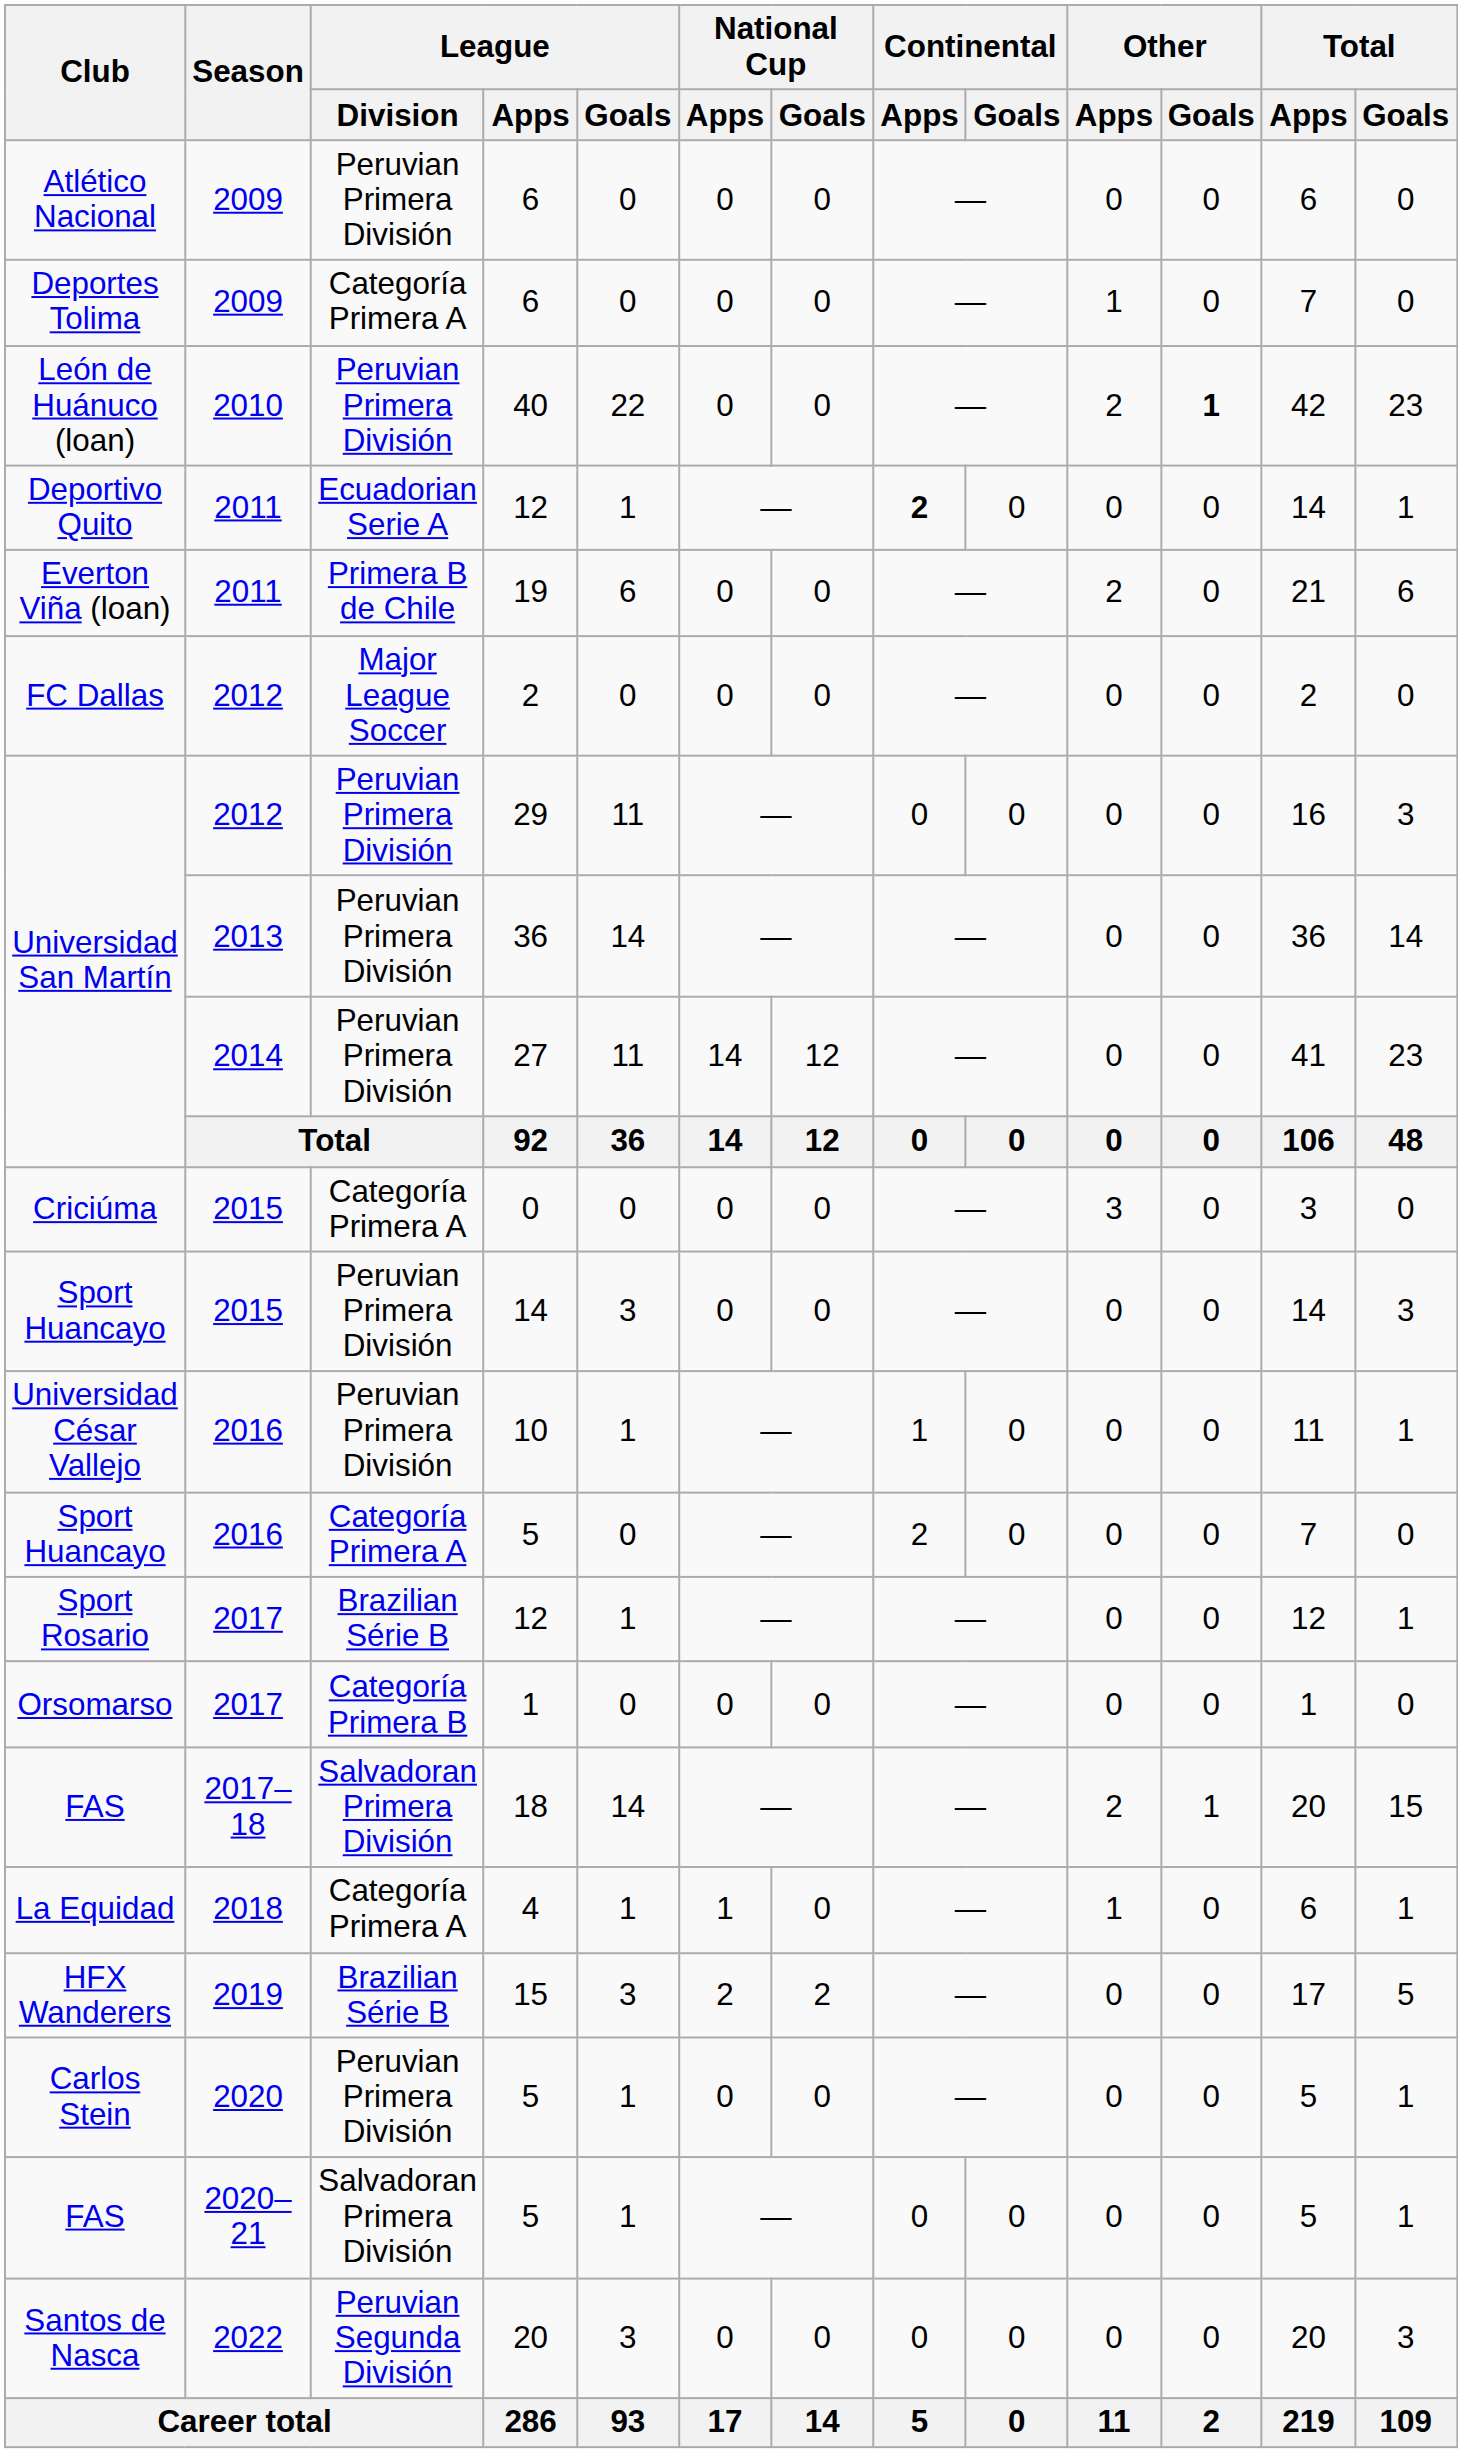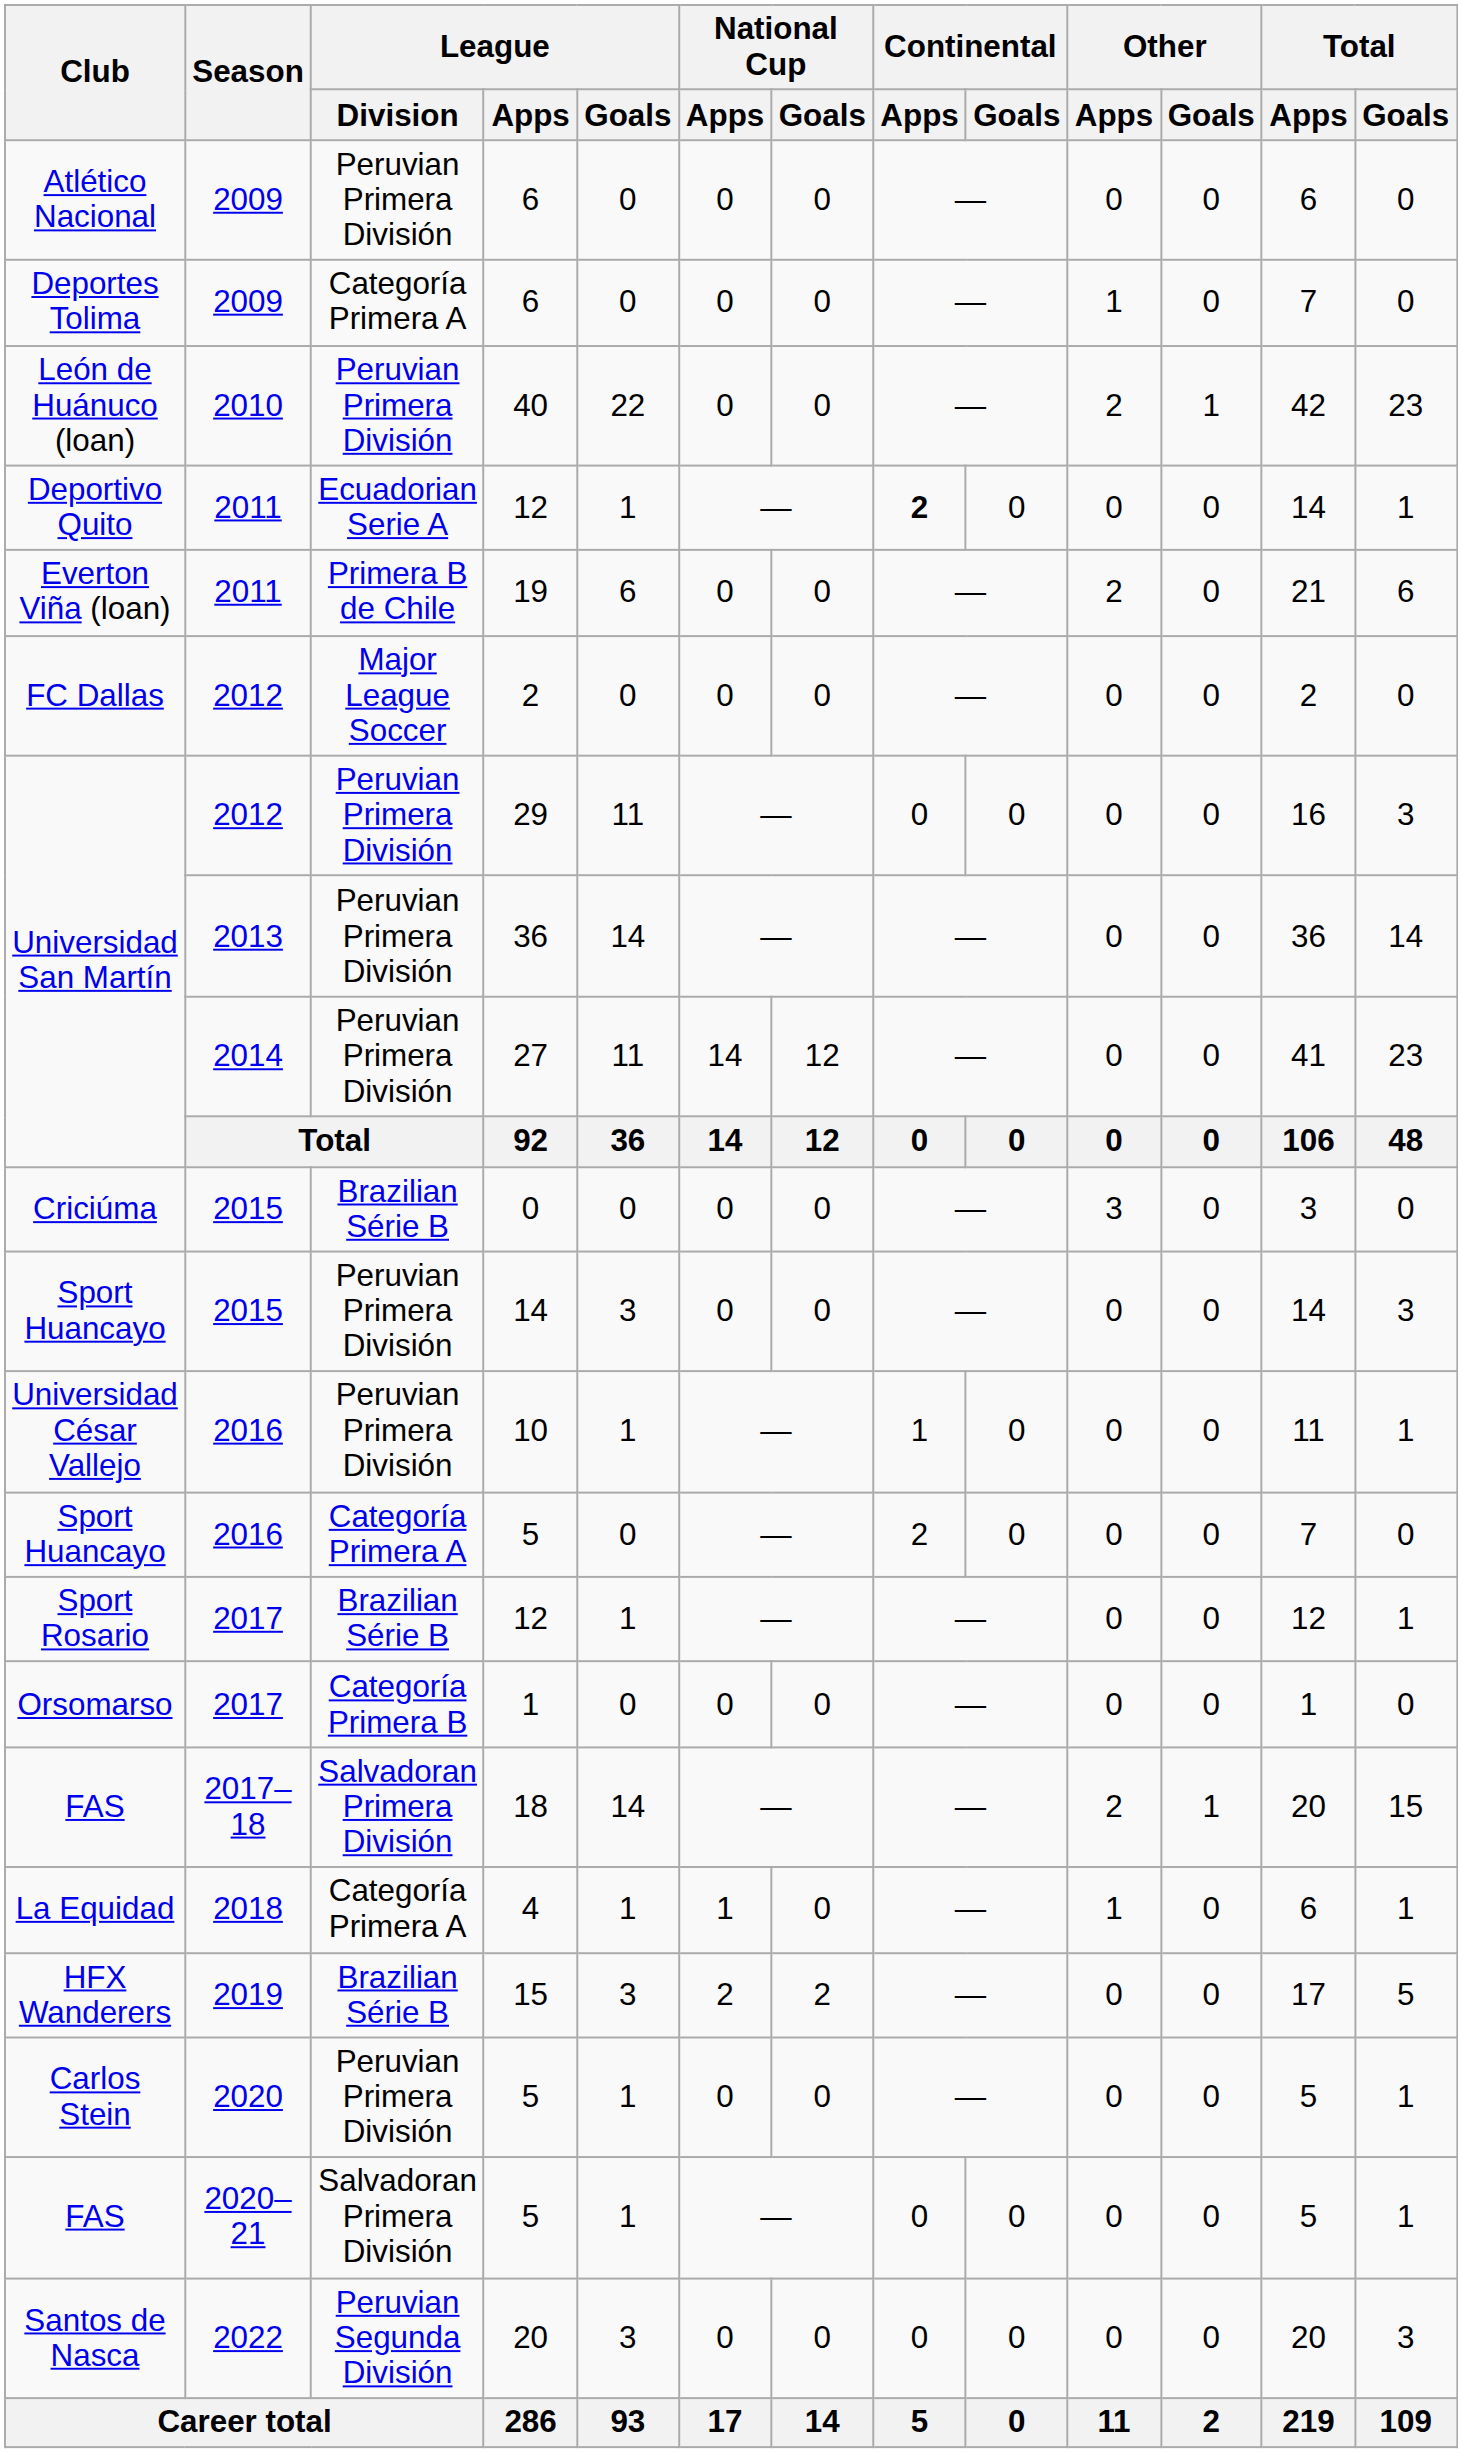(1211, 404) bold -> (1211, 404) normal
(398, 1208) Categoría Primera A -> (398, 1208) Brazilian Série B
